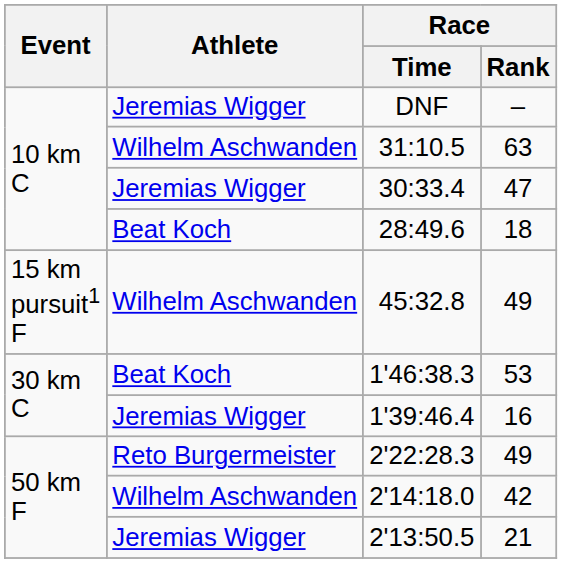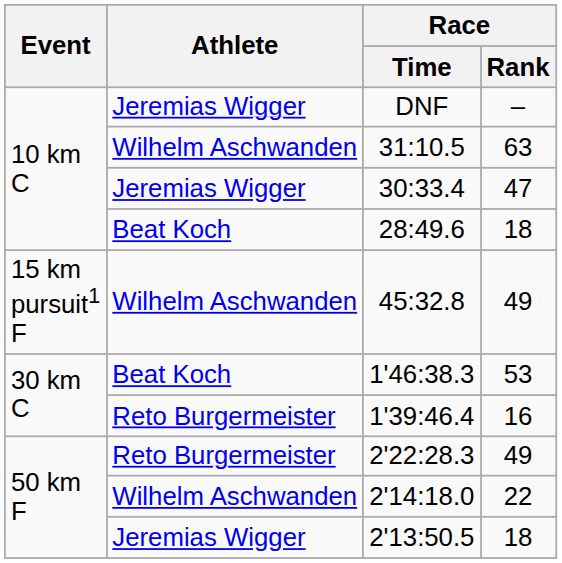(209, 416) Jeremias Wigger -> (224, 416) Reto Burgermeister
(518, 497) 42 -> (518, 497) 22
(518, 538) 21 -> (518, 538) 18
